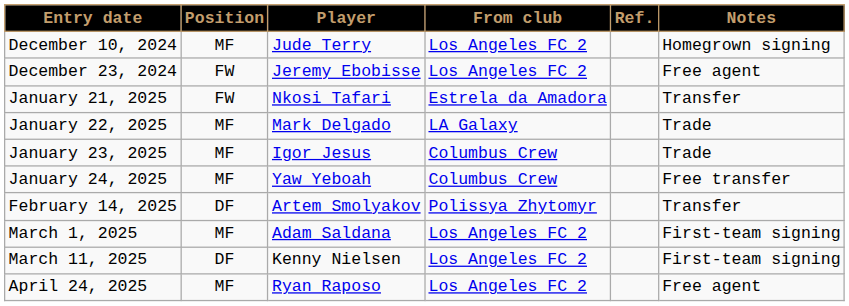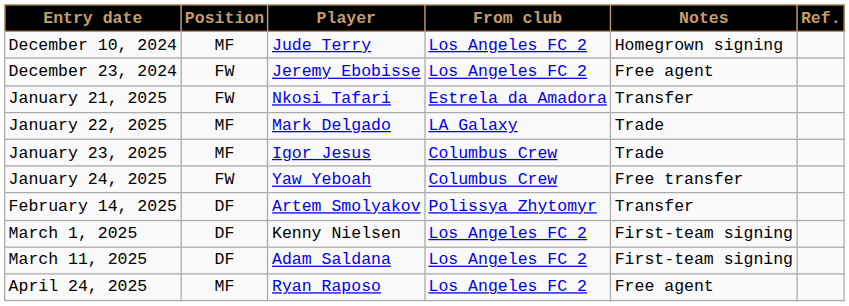columns swapped: (751, 18) <-> (635, 18)
(224, 180) MF -> (224, 180) FW
(224, 233) MF -> (224, 233) DF
(331, 233) Adam Saldana -> (336, 233) Kenny Nielsen
(336, 260) Kenny Nielsen -> (331, 260) Adam Saldana
